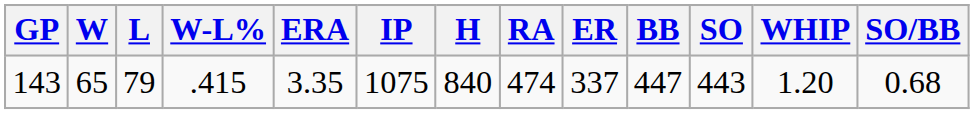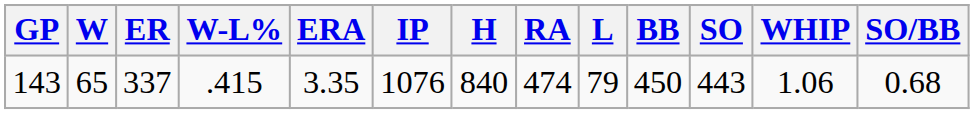columns swapped: (139, 30) <-> (595, 30)
(396, 81) 1075 -> (413, 81) 1076
(658, 81) 447 -> (658, 81) 450
(805, 81) 1.20 -> (805, 81) 1.06
